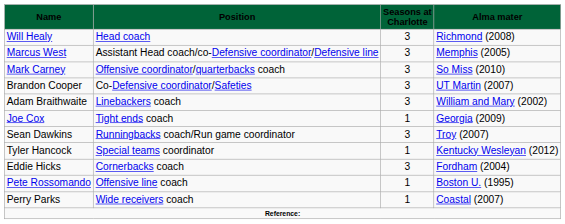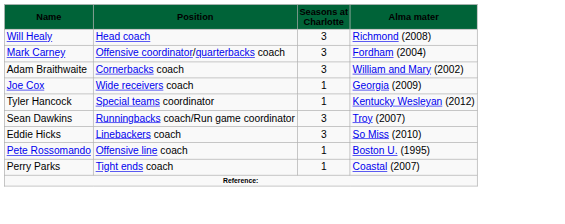- row: (36, 53)
(471, 69) So Miss (2010) -> (389, 53) Fordham (2004)
- row: (44, 86)
(138, 102) Linebackers coach -> (140, 69) Cornerbacks coach
(134, 118) Tight ends coach -> (145, 86) Wide receivers coach
rows swapped: (39, 134) <-> (39, 151)
(140, 167) Cornerbacks coach -> (138, 134) Linebackers coach
(473, 167) Fordham (2004) -> (387, 134) So Miss (2010)
(145, 199) Wide receivers coach -> (134, 167) Tight ends coach
